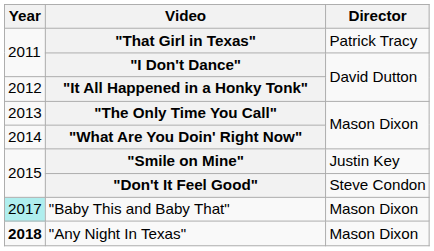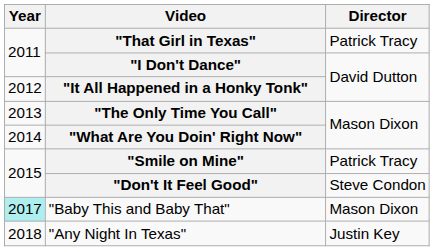(364, 161) Justin Key -> (373, 161) Patrick Tracy
(25, 233) bold -> (25, 233) normal
(374, 233) Mason Dixon -> (364, 233) Justin Key
